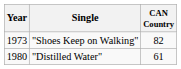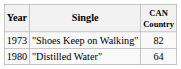(159, 56) 61 -> (159, 56) 64
